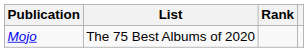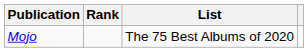columns swapped: (171, 15) <-> (278, 15)
